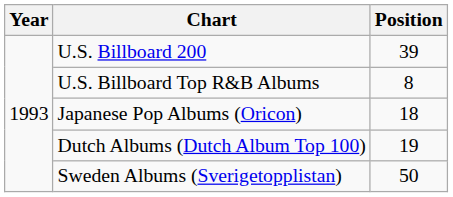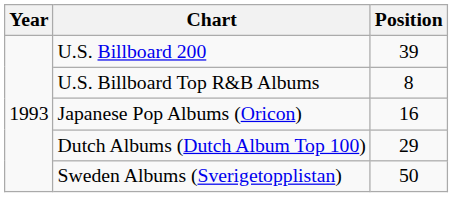(409, 113) 18 -> (409, 113) 16
(409, 144) 19 -> (409, 144) 29
